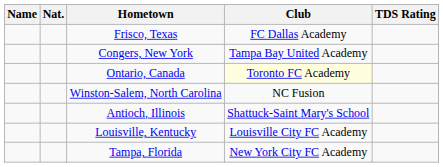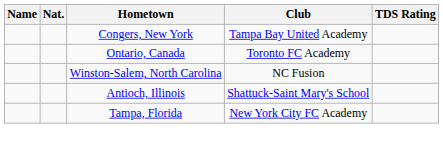- row: (146, 34)
(298, 73) lightyellow background -> (298, 54) no background
- row: (146, 133)
